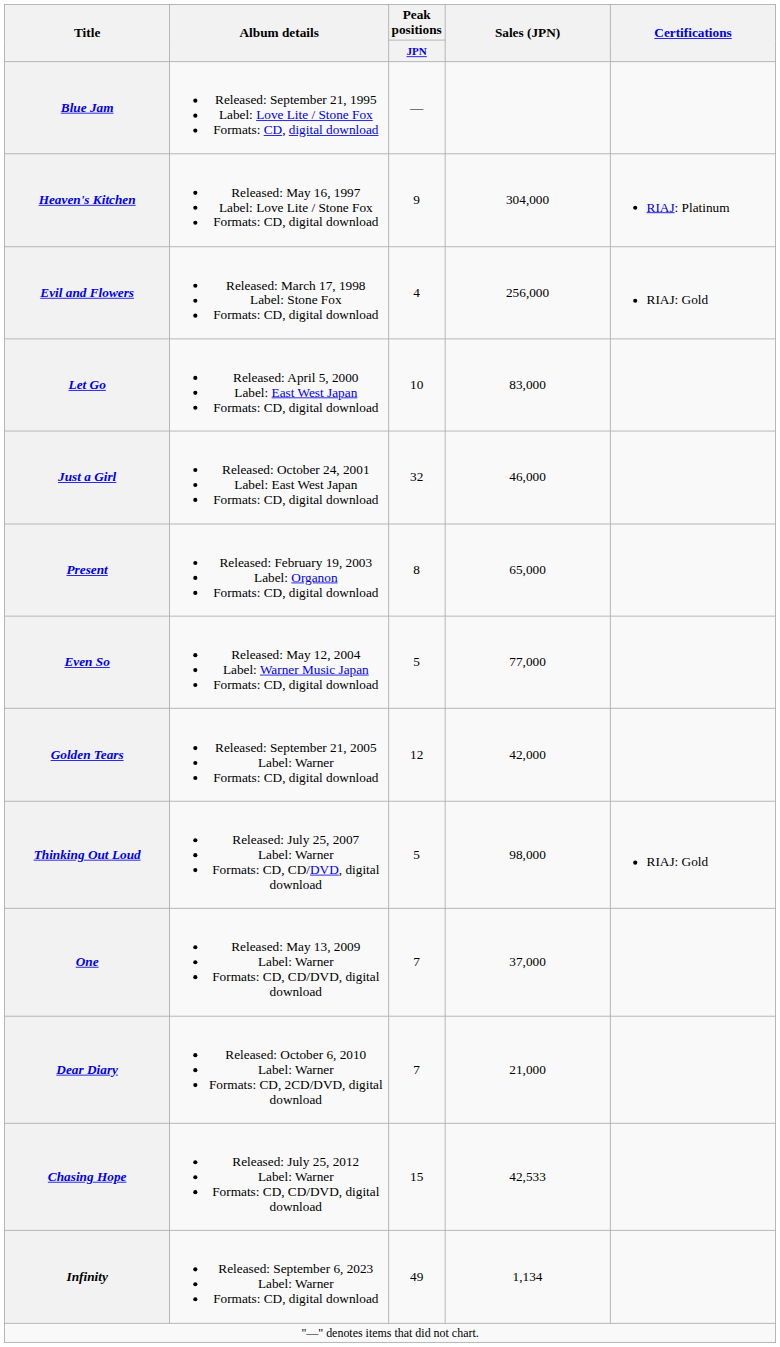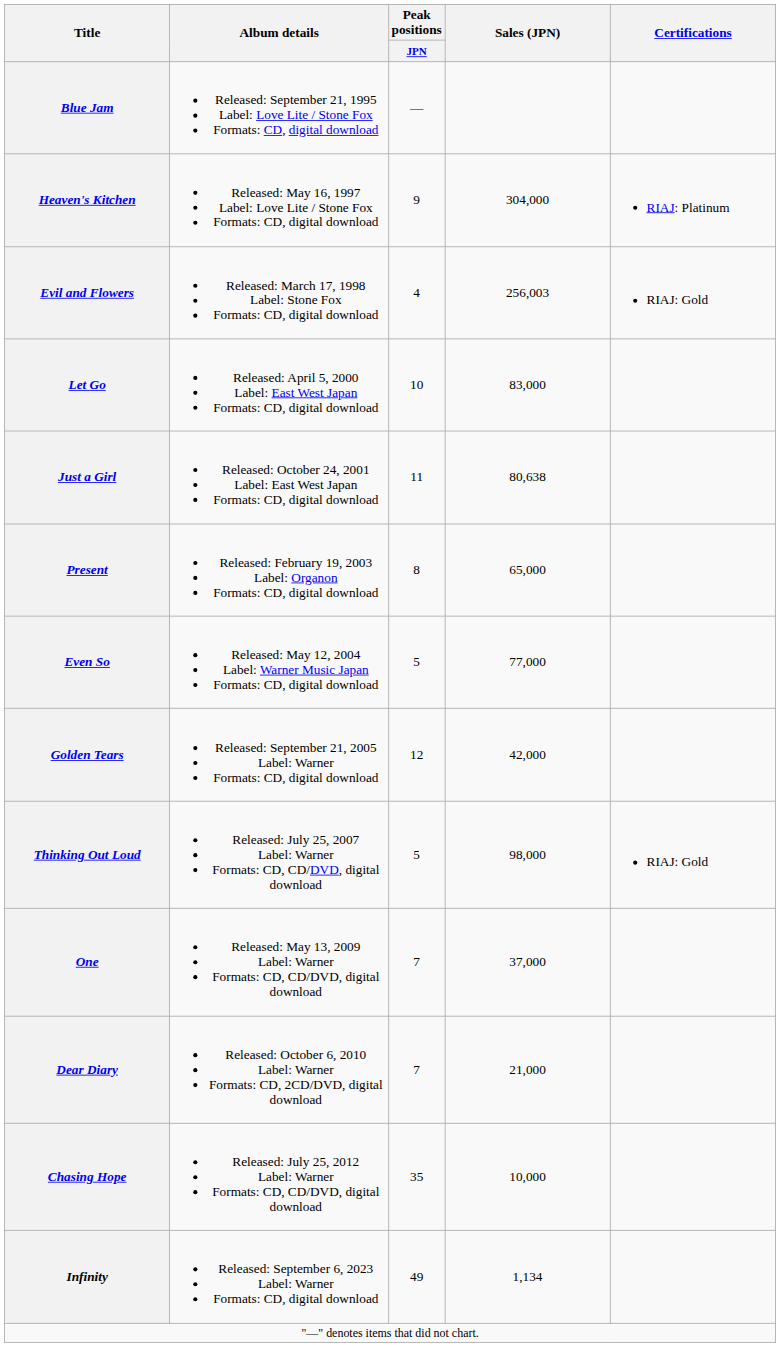(528, 292) 256,000 -> (528, 292) 256,003
(417, 477) 32 -> (417, 477) 11
(528, 477) 46,000 -> (528, 477) 80,638
(417, 1176) 15 -> (417, 1176) 35
(528, 1176) 42,533 -> (528, 1176) 10,000
